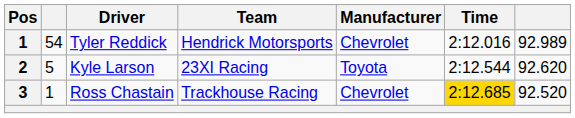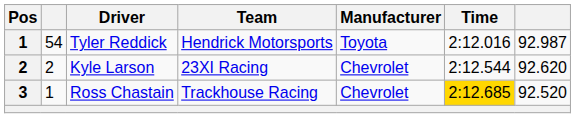(374, 43) Chevrolet -> (364, 43) Toyota
(542, 43) 92.989 -> (542, 43) 92.987
(49, 68) 5 -> (49, 68) 2
(364, 68) Toyota -> (374, 68) Chevrolet
